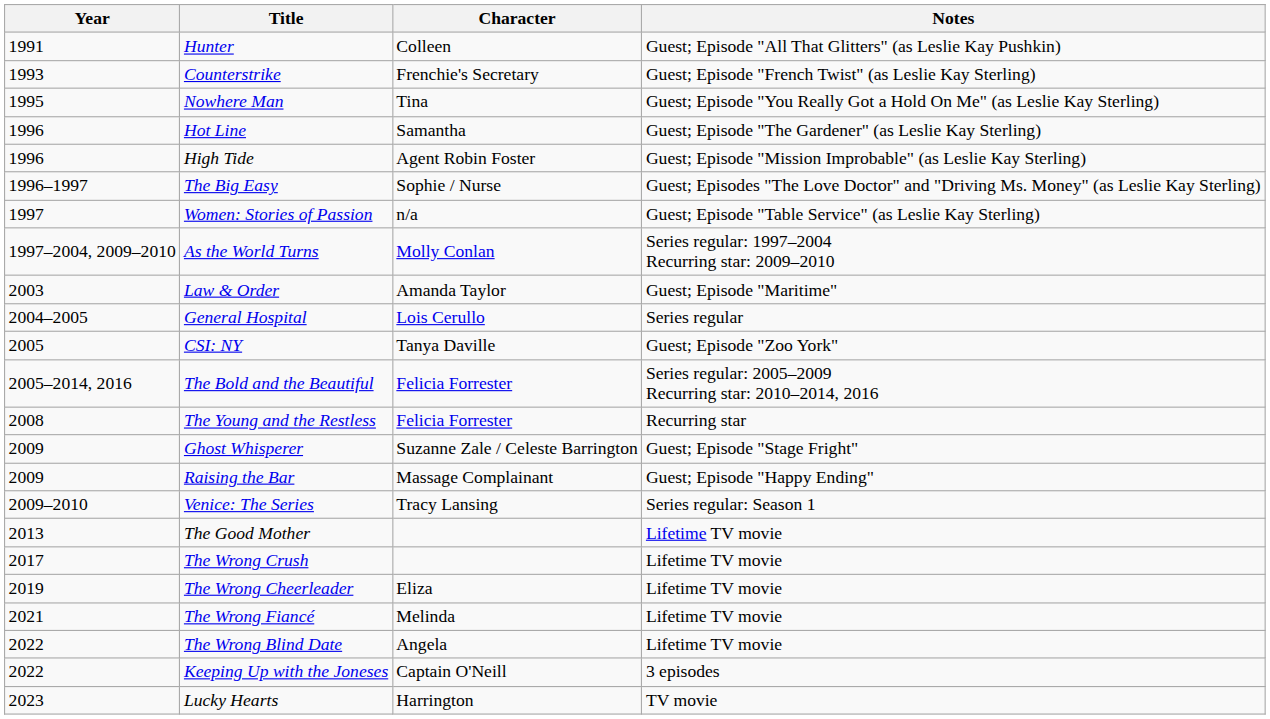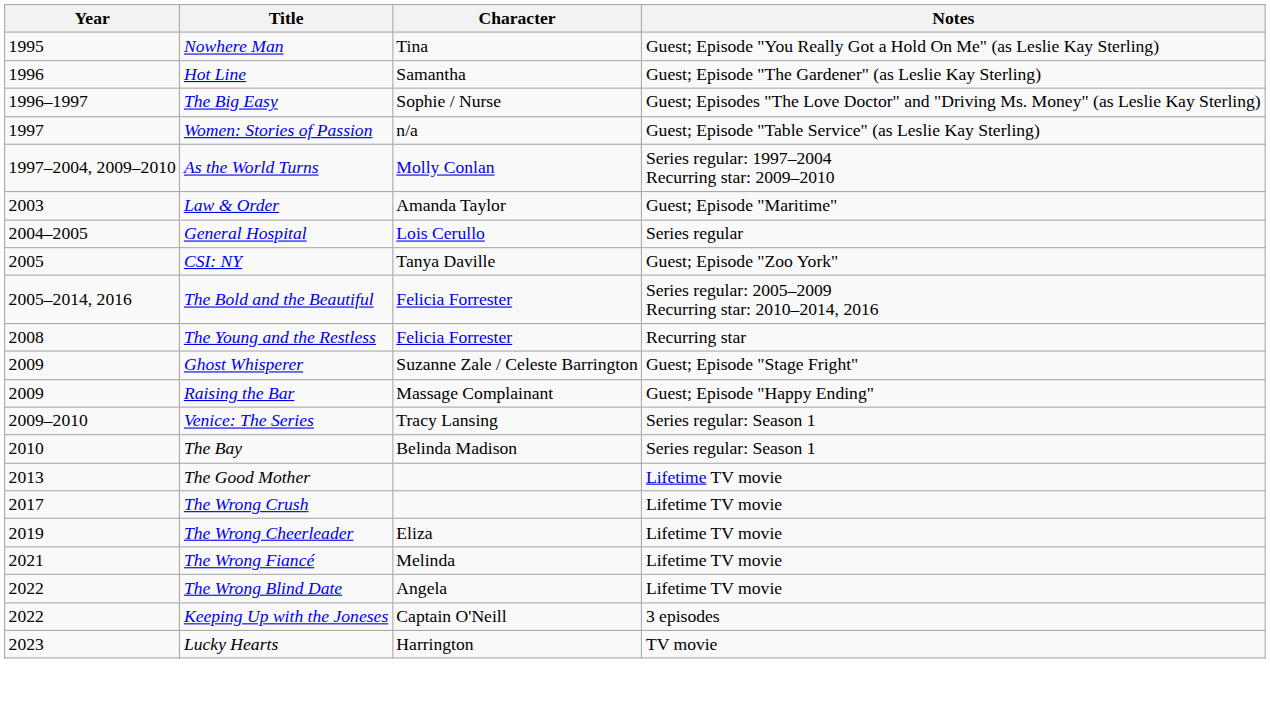- row: (209, 46)
- row: (232, 74)
- row: (219, 158)
+ row: (213, 448)
